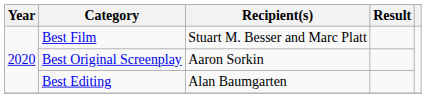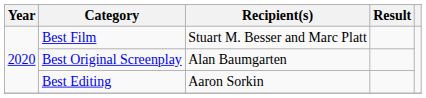(226, 59) Aaron Sorkin -> (238, 59) Alan Baumgarten
(238, 81) Alan Baumgarten -> (226, 81) Aaron Sorkin
